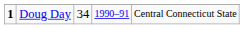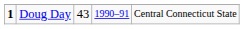(83, 14) 34 -> (83, 14) 43
